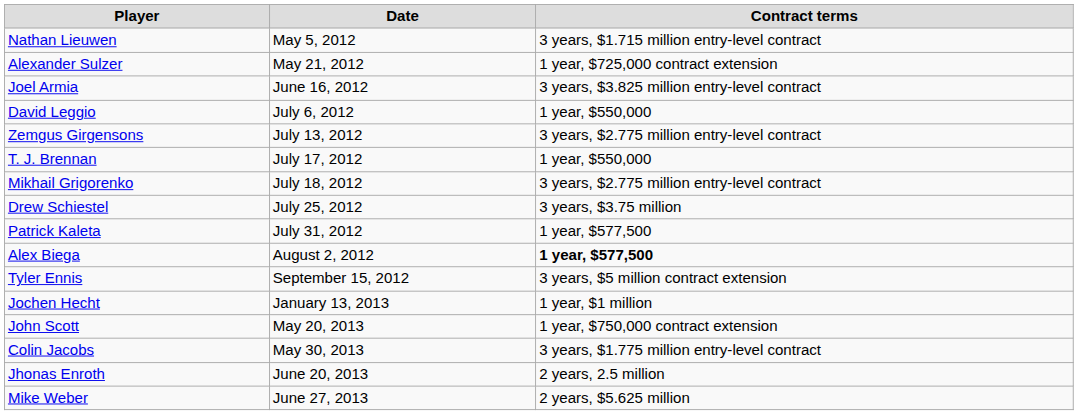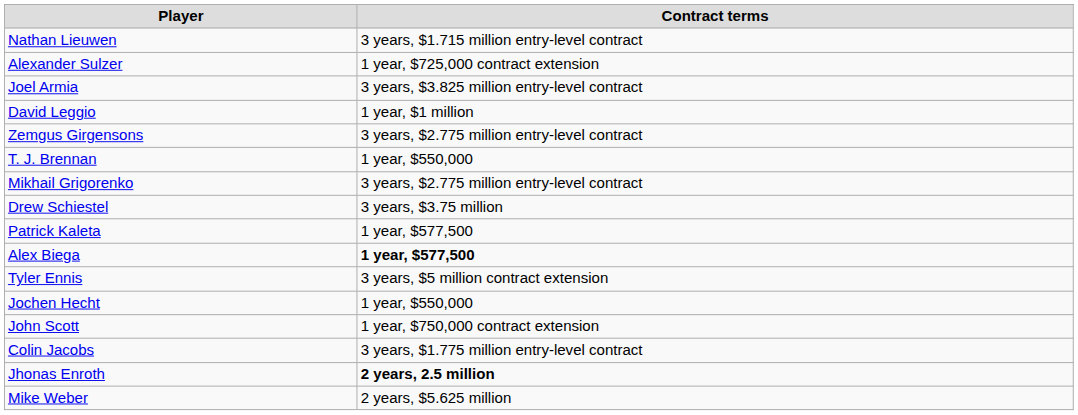- column: (403, 16)
(595, 111) 1 year, $550,000 -> (417, 111) 1 year, $1 million
(596, 302) 1 year, $1 million -> (417, 302) 1 year, $550,000
(602, 374) normal -> (428, 374) bold
